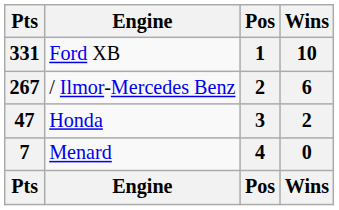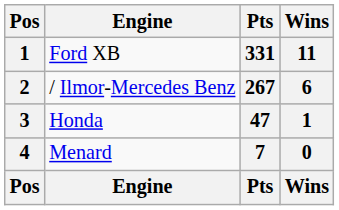columns swapped: (260, 20) <-> (25, 20)
(307, 53) 10 -> (307, 53) 11
(307, 120) 2 -> (307, 120) 1
